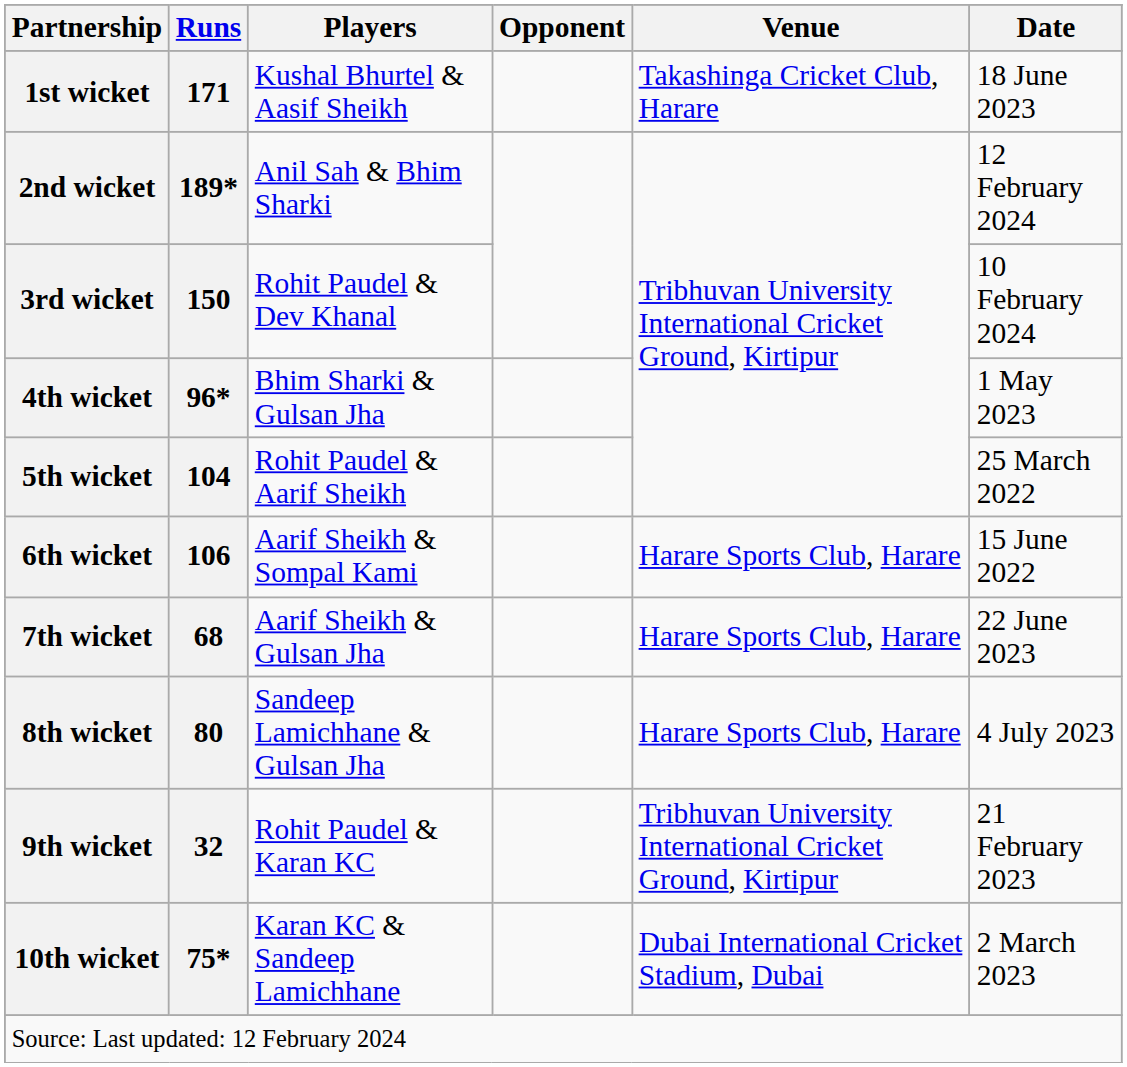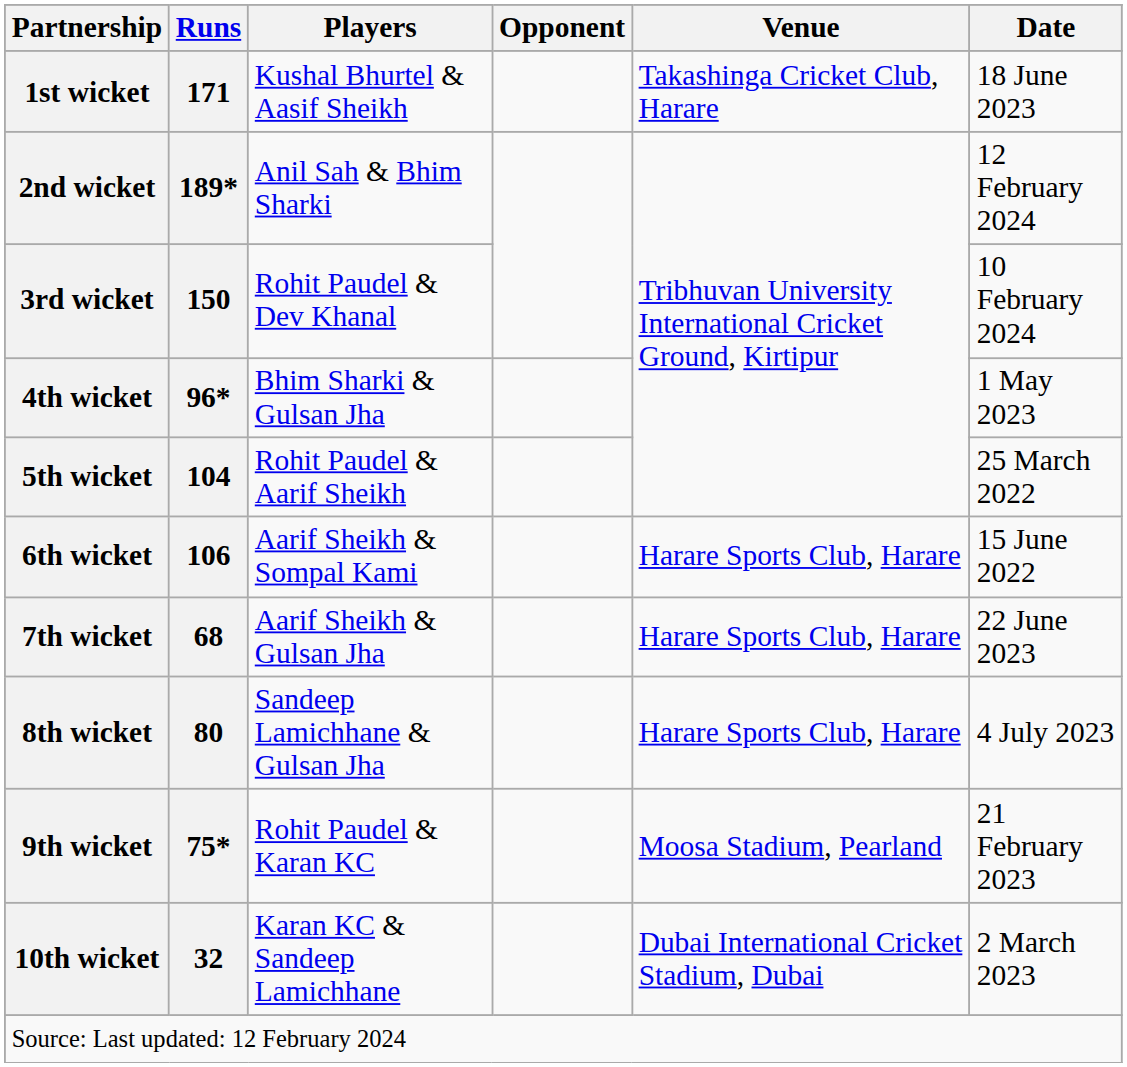(208, 845) 32 -> (208, 845) 75*
(765, 845) Tribhuvan University International Cricket Ground, Kirtipur -> (790, 845) Moosa Stadium, Pearland
(208, 958) 75* -> (208, 958) 32
